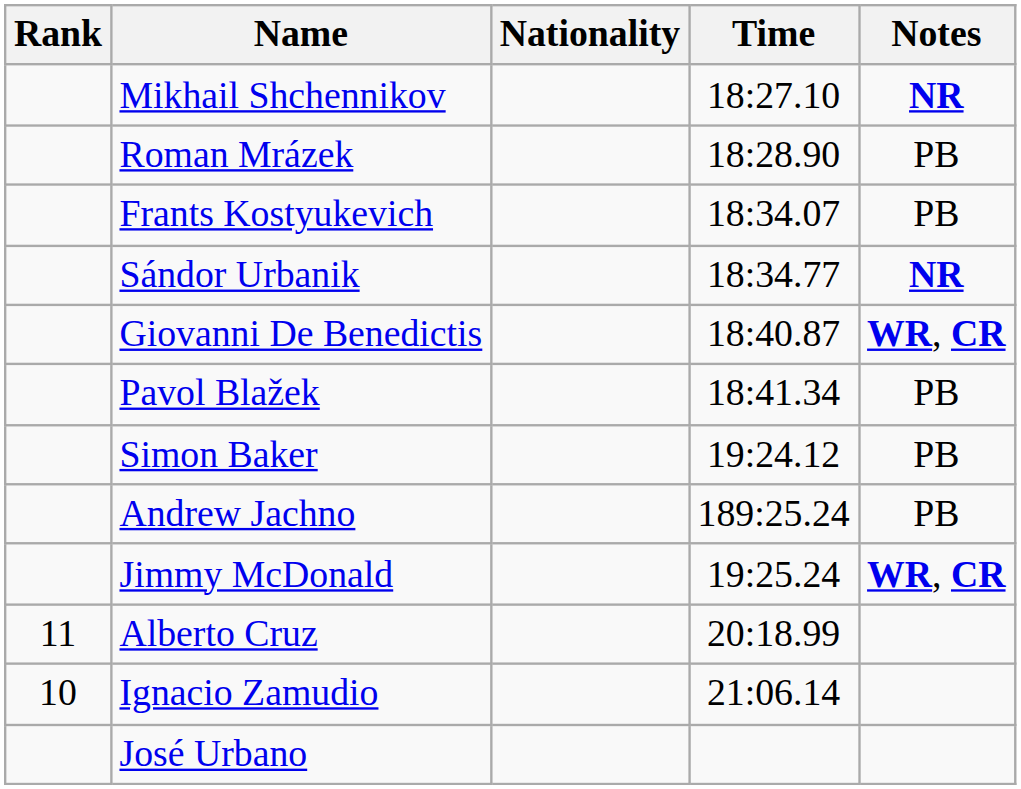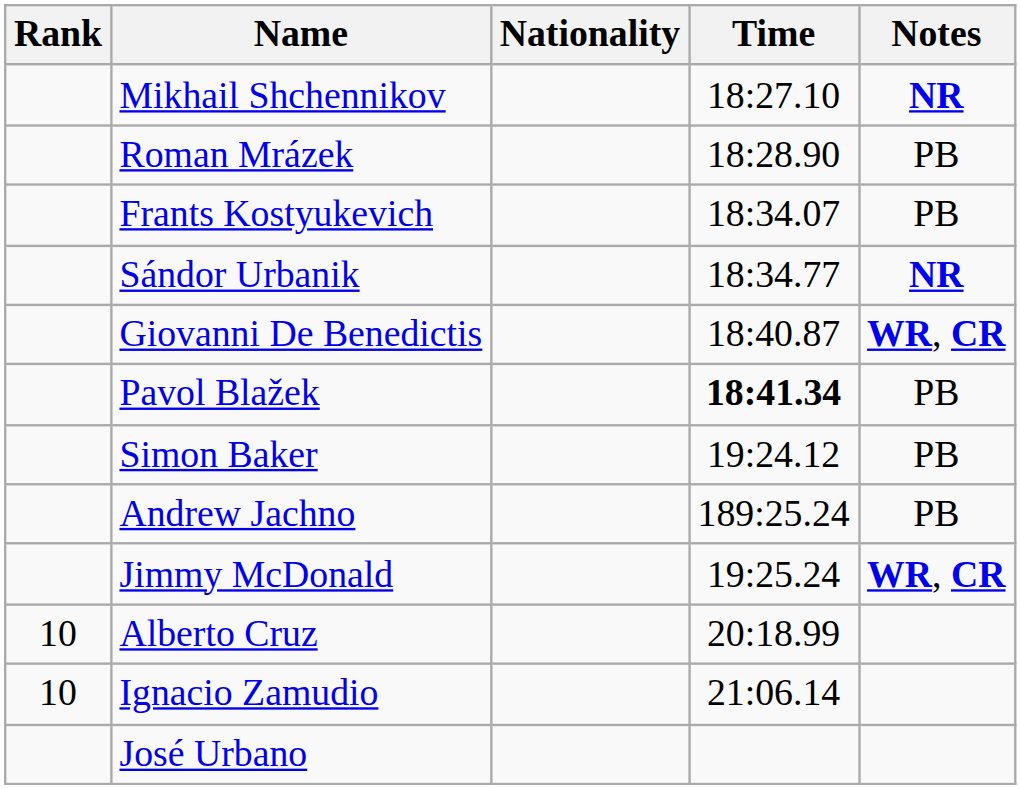(774, 393) normal -> (774, 393) bold
(58, 633) 11 -> (58, 633) 10
